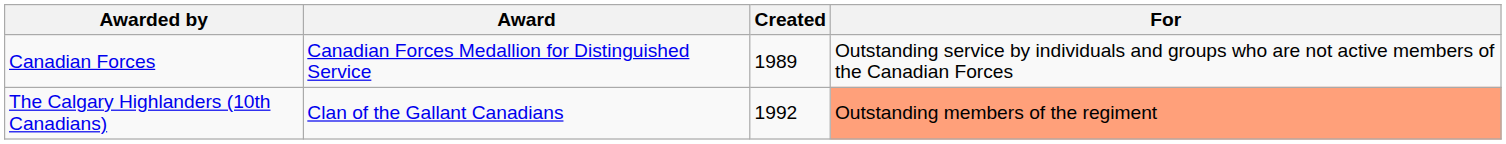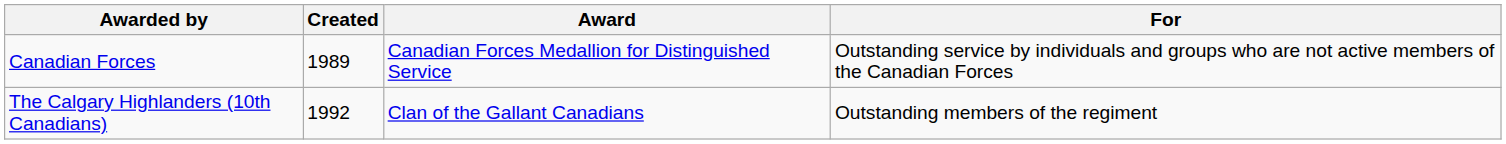columns swapped: (527, 19) <-> (790, 19)
(996, 113) lightsalmon background -> (996, 113) no background
